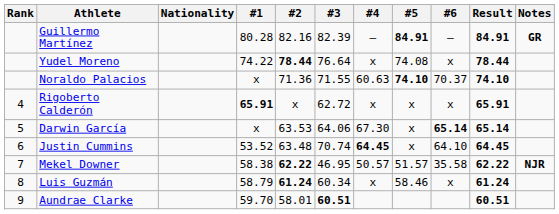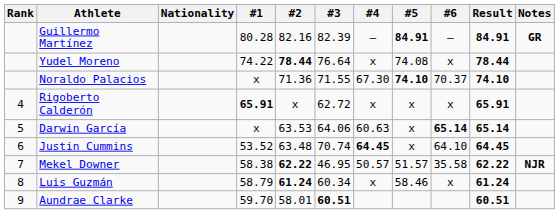(373, 80) 60.63 -> (373, 80) 67.30
(373, 129) 67.30 -> (373, 129) 60.63
